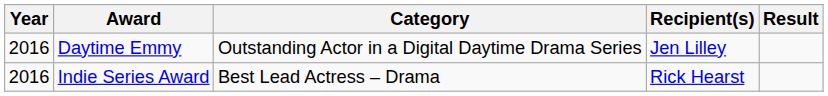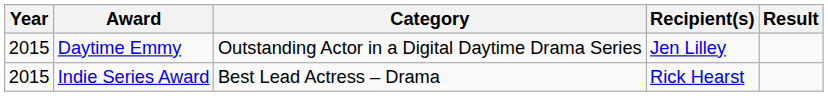(29, 47) 2016 -> (29, 47) 2015
(29, 76) 2016 -> (29, 76) 2015
